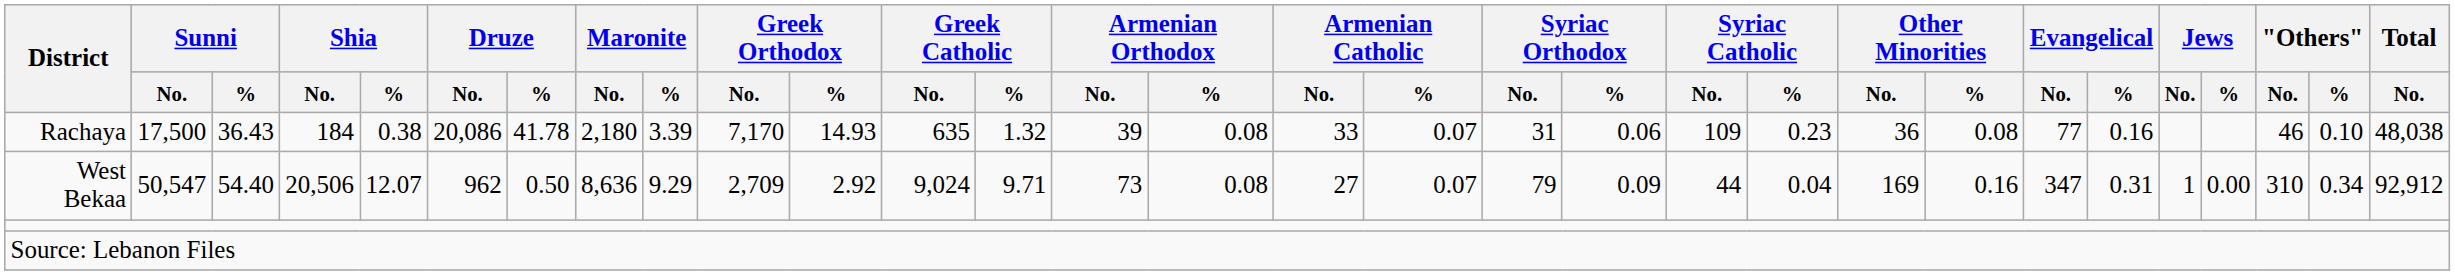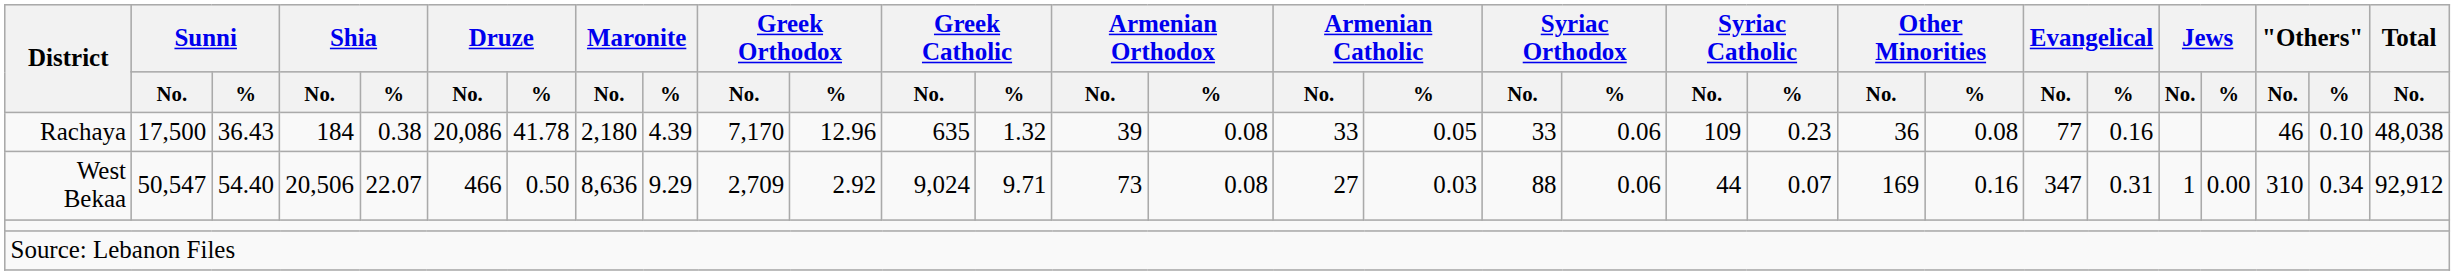(670, 131) 3.39 -> (670, 131) 4.39
(848, 131) 14.93 -> (848, 131) 12.96
(1455, 131) 0.07 -> (1455, 131) 0.05
(1544, 131) 31 -> (1544, 131) 33
(394, 185) 12.07 -> (394, 185) 22.07
(483, 185) 962 -> (483, 185) 466
(1455, 185) 0.07 -> (1455, 185) 0.03
(1544, 185) 79 -> (1544, 185) 88
(1639, 185) 0.09 -> (1639, 185) 0.06
(1810, 185) 0.04 -> (1810, 185) 0.07
